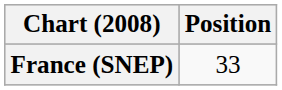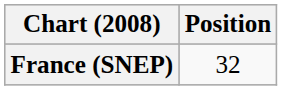(228, 64) 33 -> (228, 64) 32
